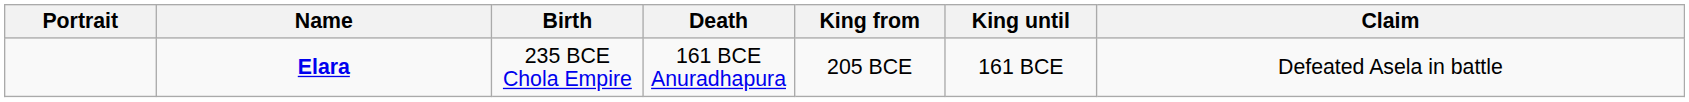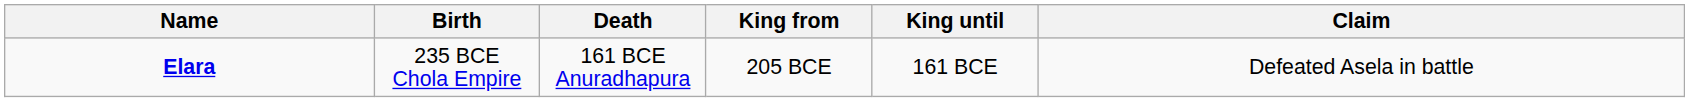- column: (80, 21)
